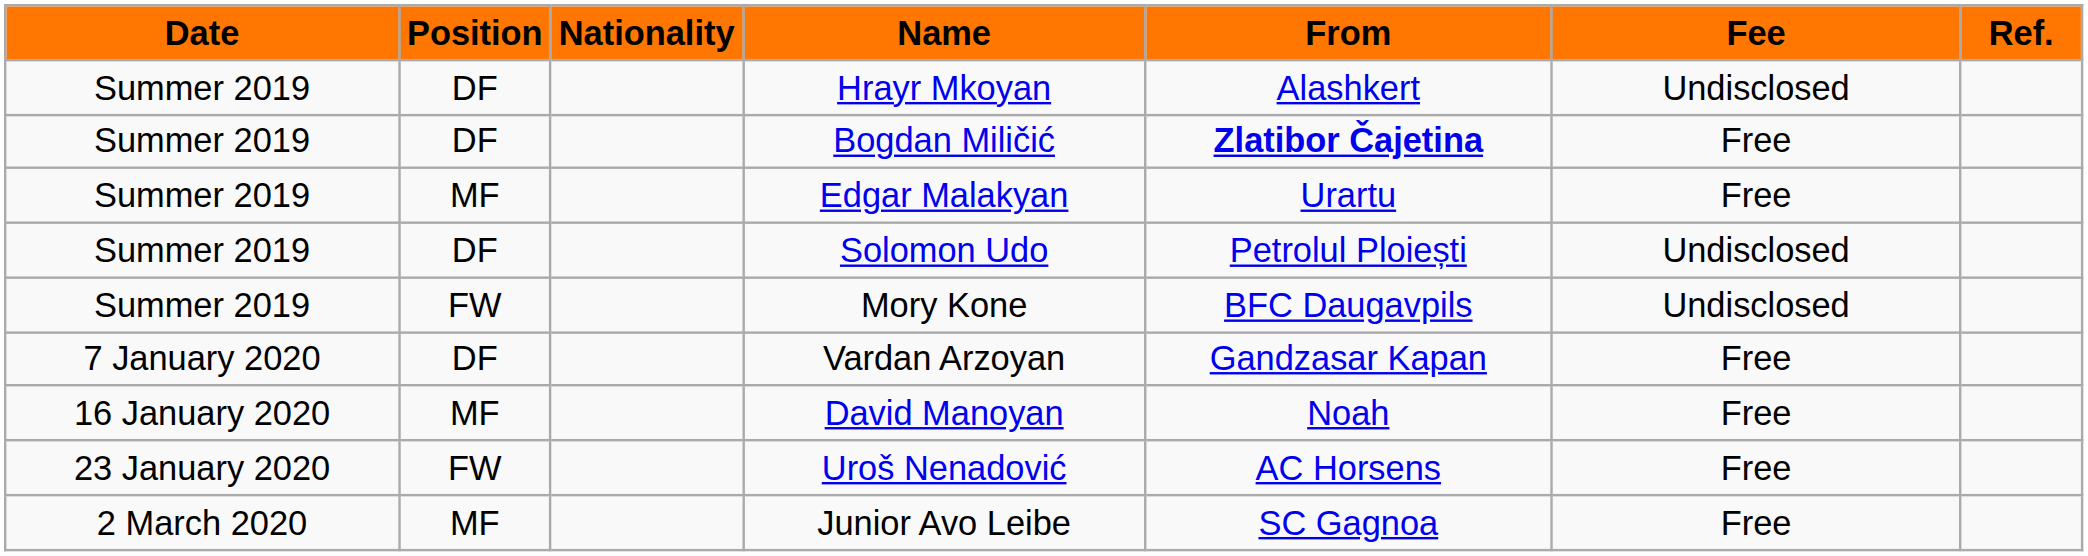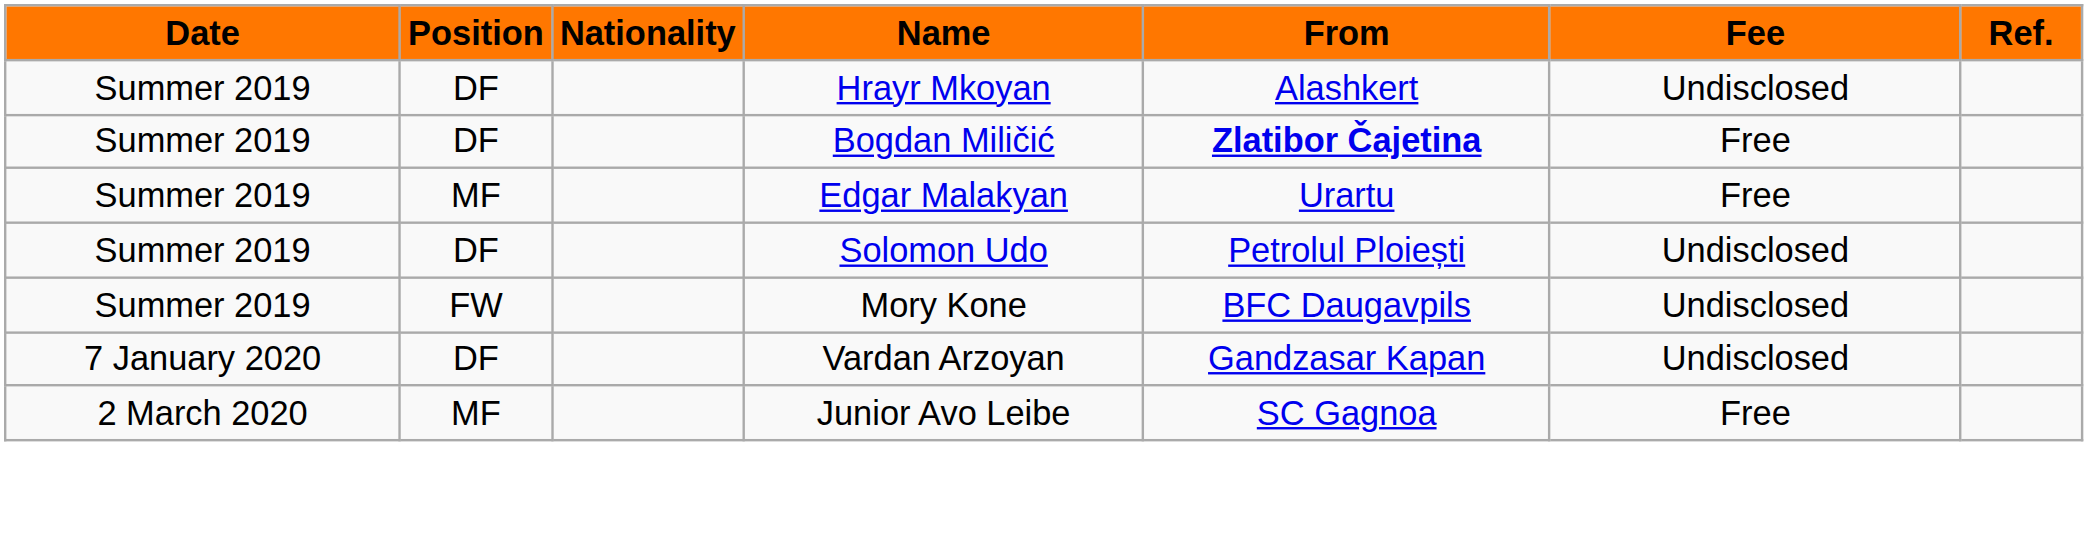(1756, 359) Free -> (1755, 359) Undisclosed
- row: (944, 413)
- row: (944, 468)
